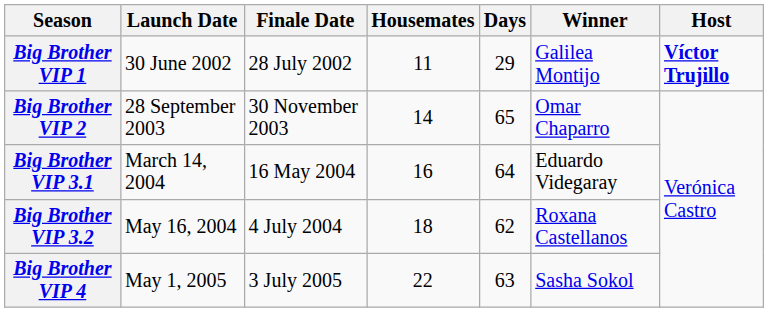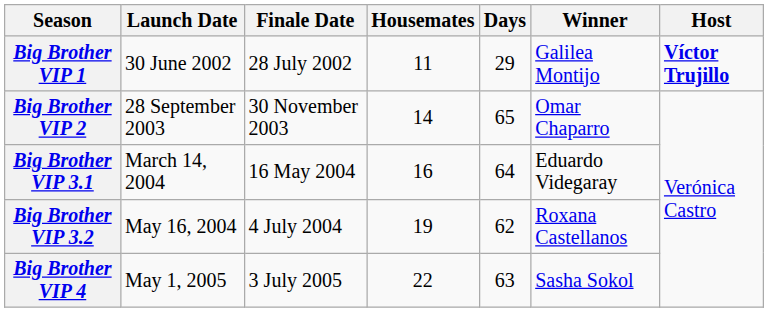(423, 225) 18 -> (423, 225) 19
